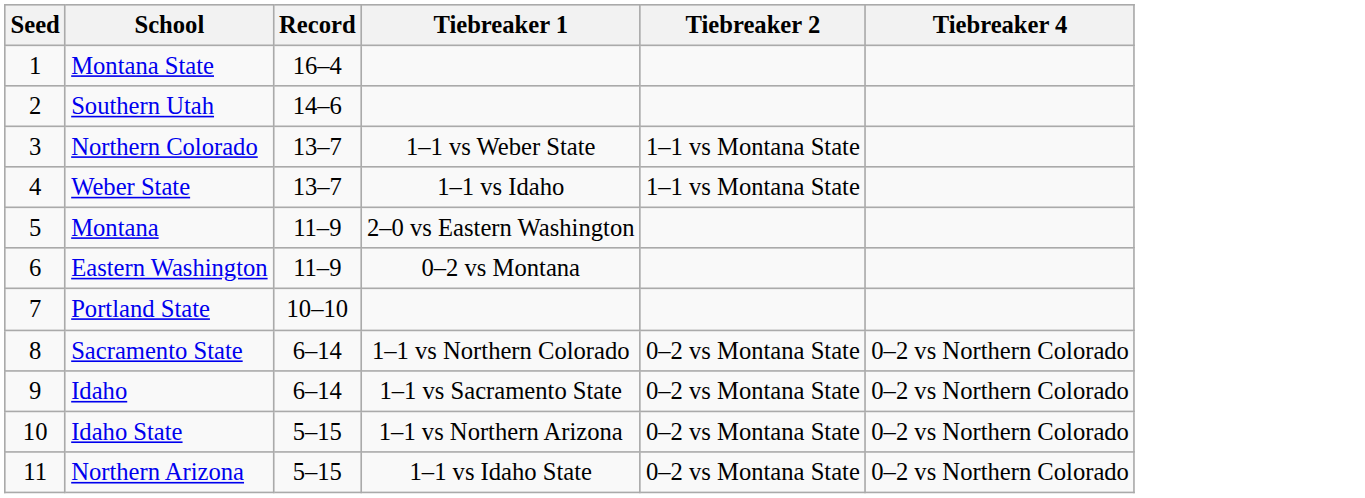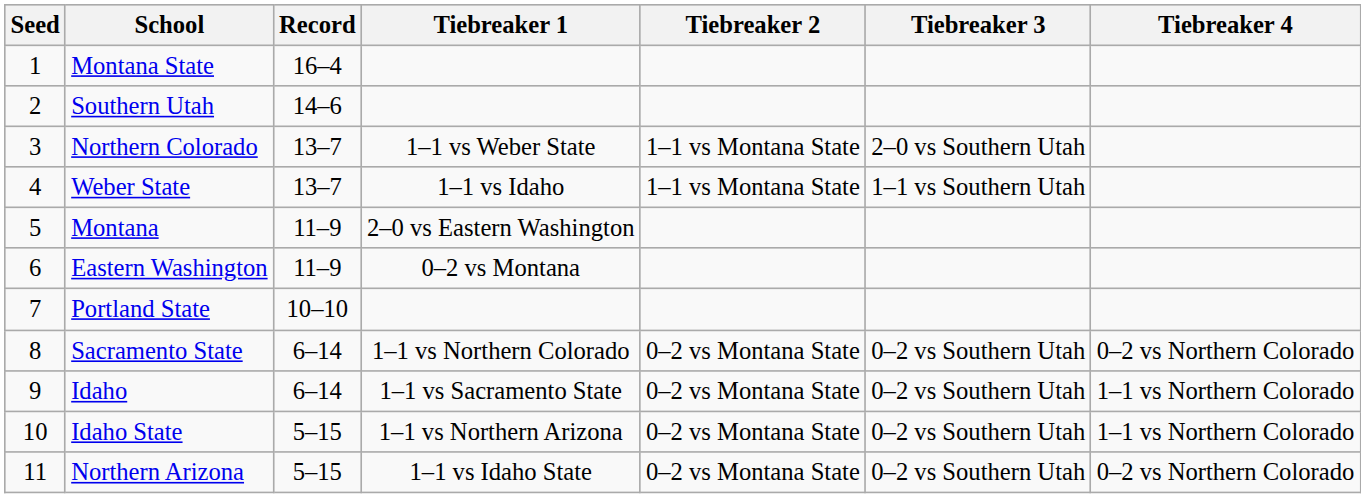+ column: (978, 24)
(1000, 390) 0–2 vs Northern Colorado -> (1225, 390) 1–1 vs Northern Colorado
(1000, 431) 0–2 vs Northern Colorado -> (1225, 431) 1–1 vs Northern Colorado
